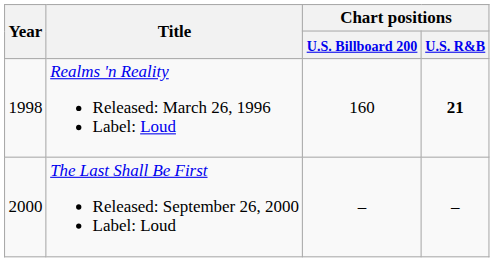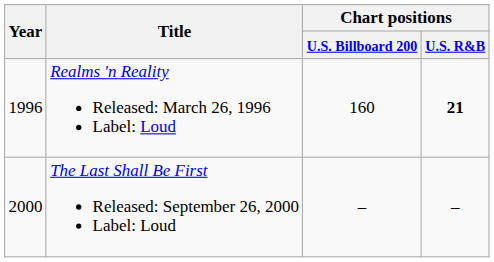(25, 107) 1998 -> (25, 107) 1996
